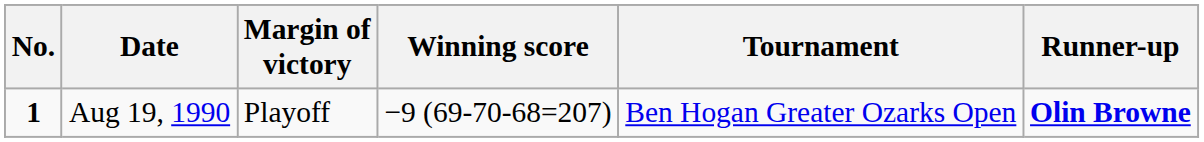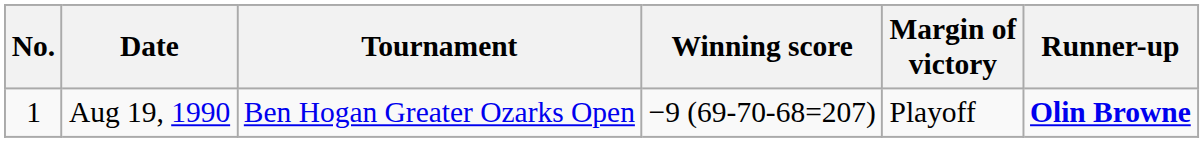columns swapped: (821, 46) <-> (307, 46)
(33, 112) bold -> (33, 112) normal
